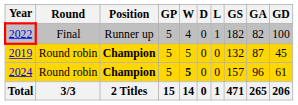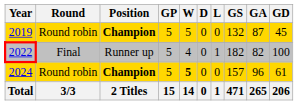rows swapped: (21, 53) <-> (21, 33)
